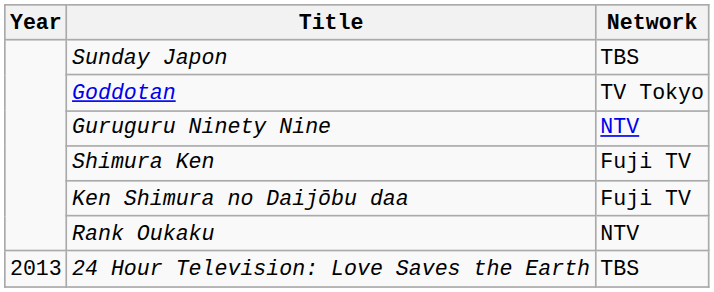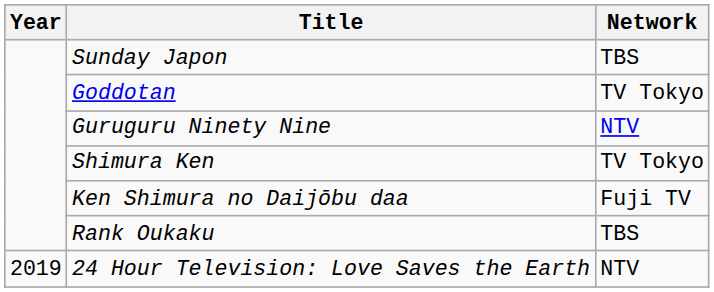(646, 163) Fuji TV -> (652, 163) TV Tokyo
(620, 233) NTV -> (620, 233) TBS
(36, 269) 2013 -> (36, 269) 2019
(620, 269) TBS -> (620, 269) NTV
